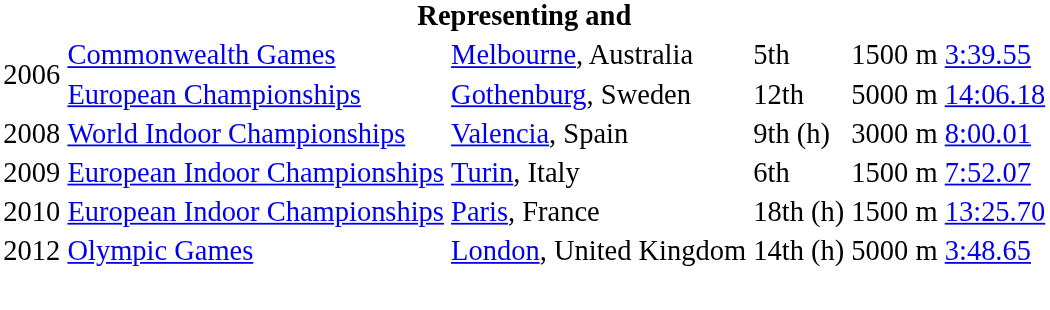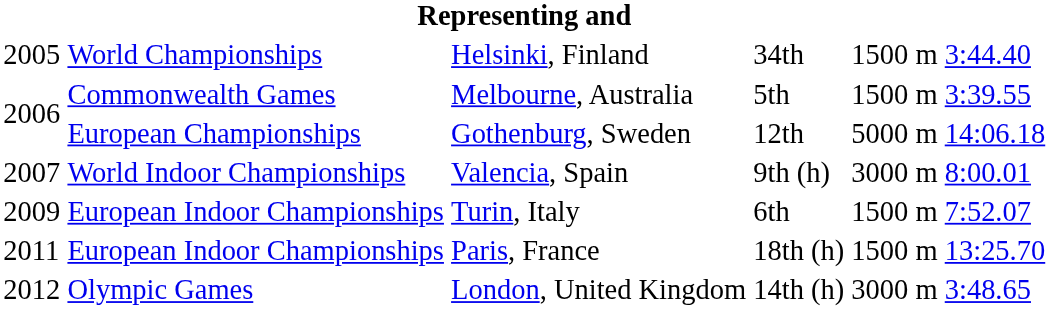+ row: (550, 55)
(32, 133) 2008 -> (32, 172) 2007
(32, 211) 2010 -> (31, 250) 2011
(894, 250) 5000 m -> (894, 290) 3000 m
